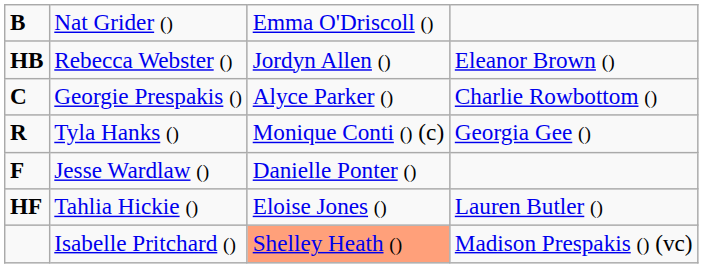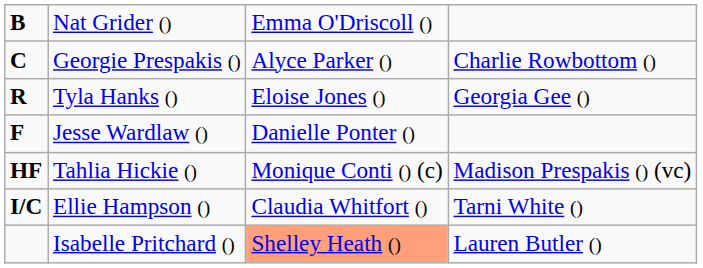- row: (143, 59)
(348, 133) Monique Conti () (c) -> (318, 96) Eloise Jones ()
(320, 206) Eloise Jones () -> (347, 170) Monique Conti () (c)
(529, 206) Lauren Butler () -> (572, 170) Madison Prespakis () (vc)
+ row: (132, 206)
(574, 243) Madison Prespakis () (vc) -> (528, 243) Lauren Butler ()
